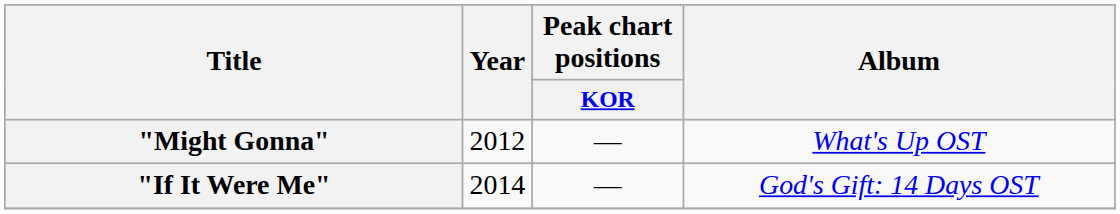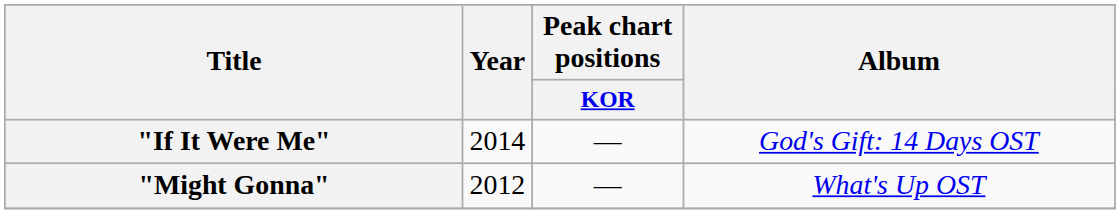rows swapped: (234, 141) <-> (234, 185)
